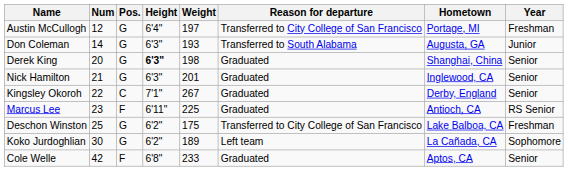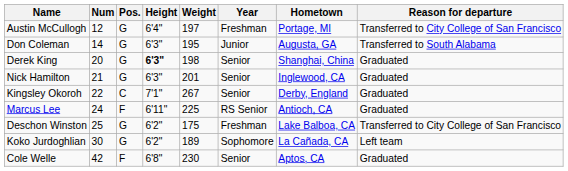columns swapped: (535, 13) <-> (321, 13)
(191, 45) 193 -> (191, 45) 195
(97, 110) 23 -> (97, 110) 24
(191, 158) 233 -> (191, 158) 230
